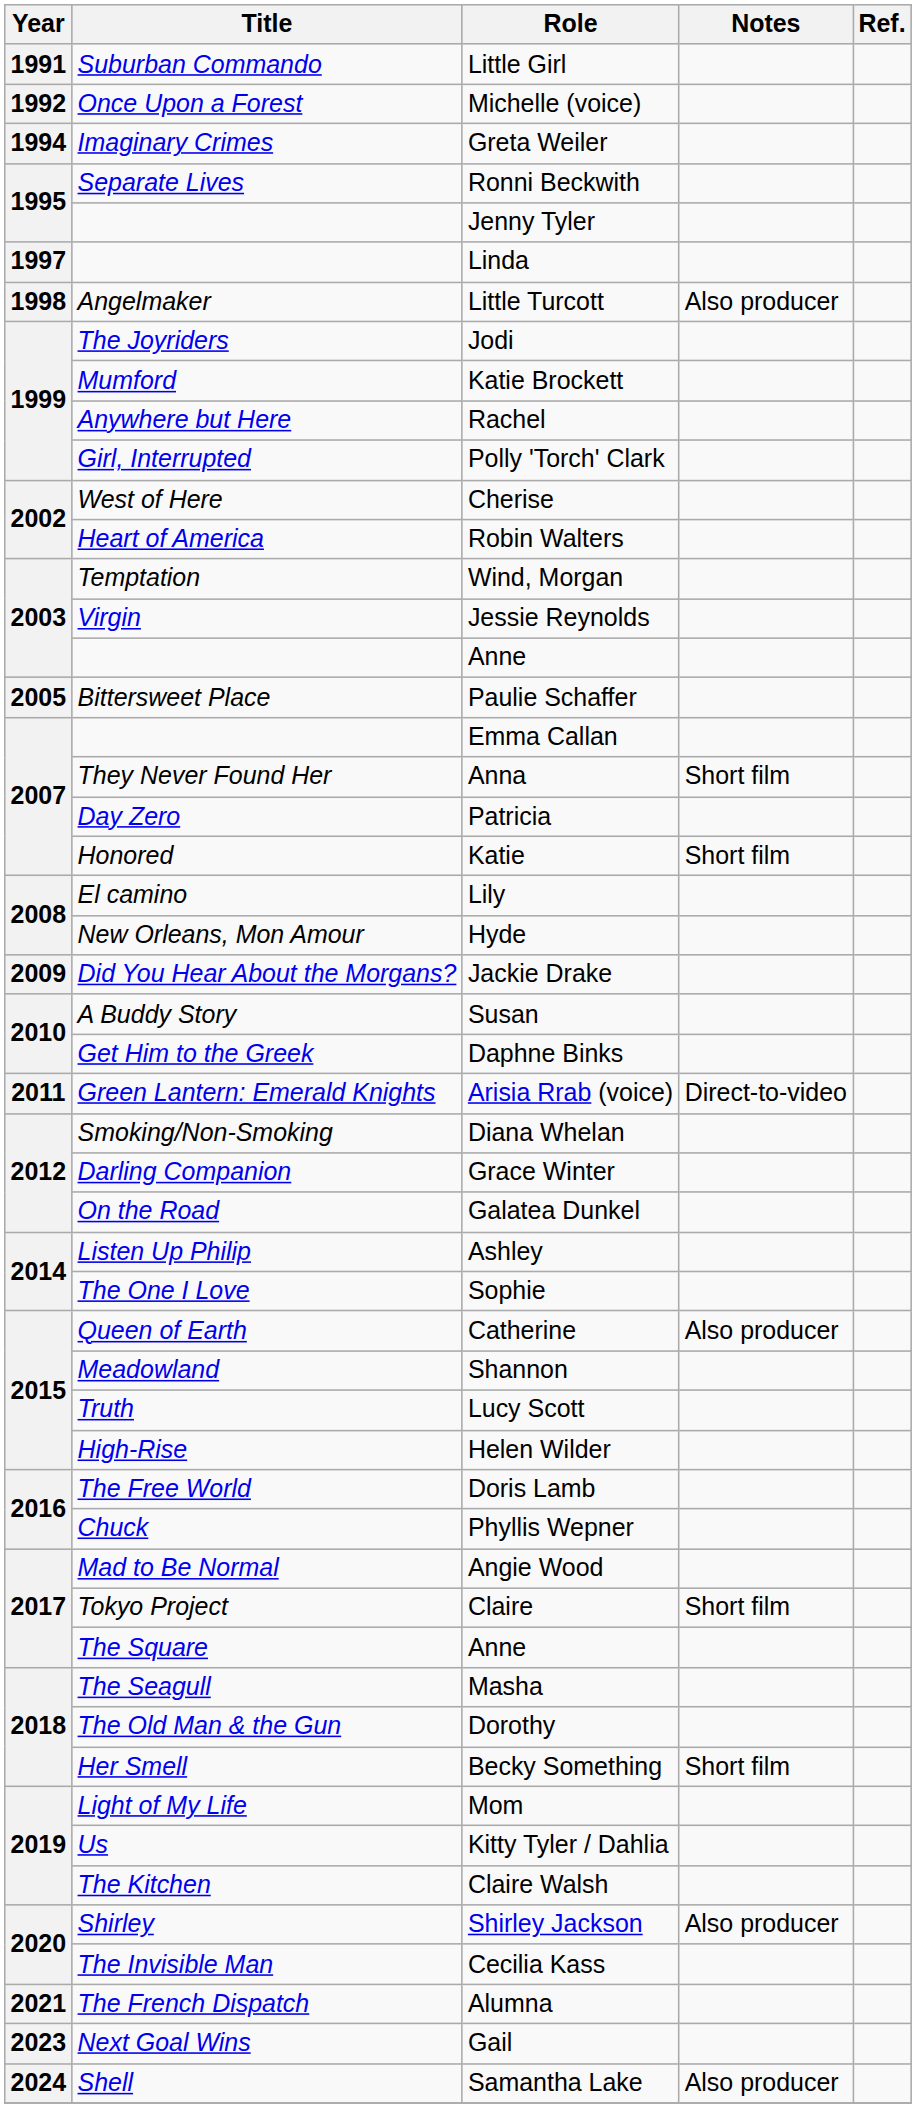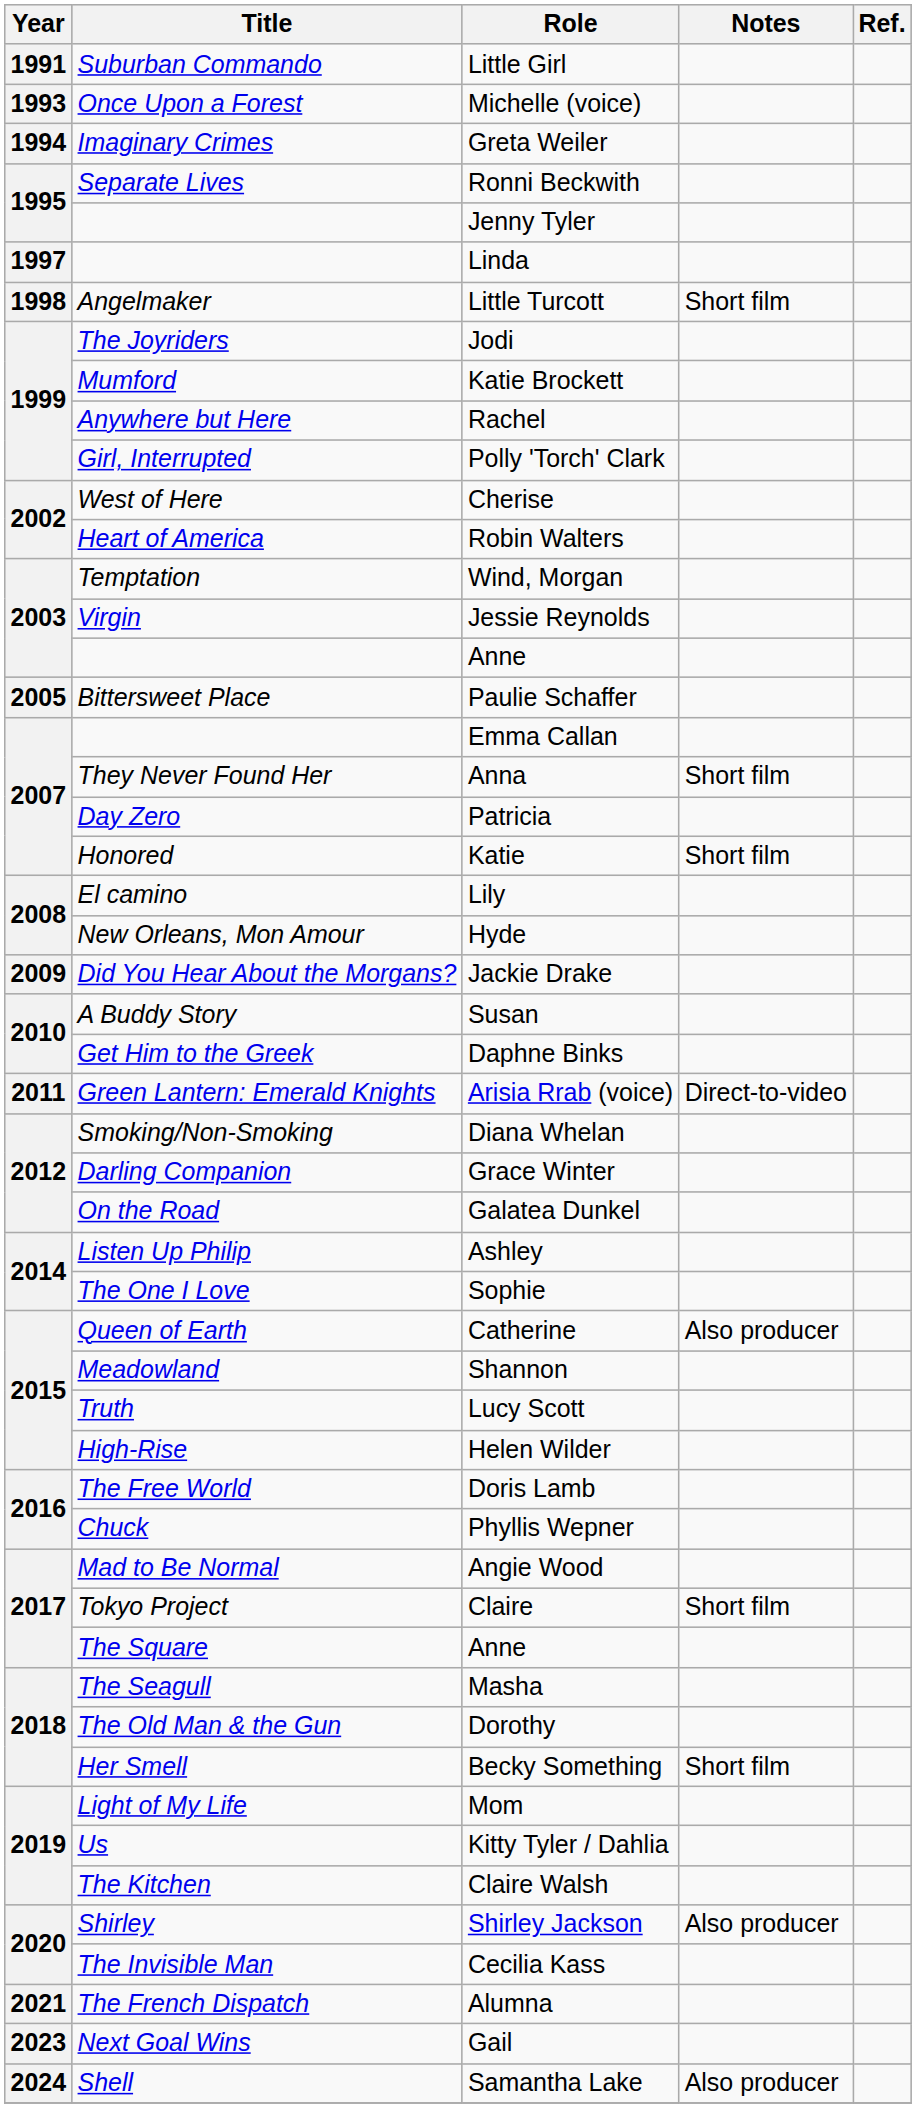(38, 103) 1992 -> (38, 103) 1993
(762, 301) Also producer -> (737, 301) Short film
